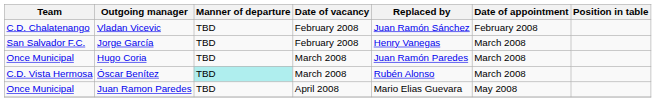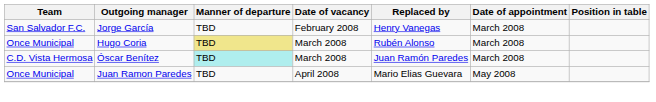- row: (129, 27)
(206, 58) no background -> (206, 43) khaki background
(421, 58) Juan Ramón Paredes -> (404, 43) Rubén Alonso
(404, 74) Rubén Alonso -> (421, 58) Juan Ramón Paredes
